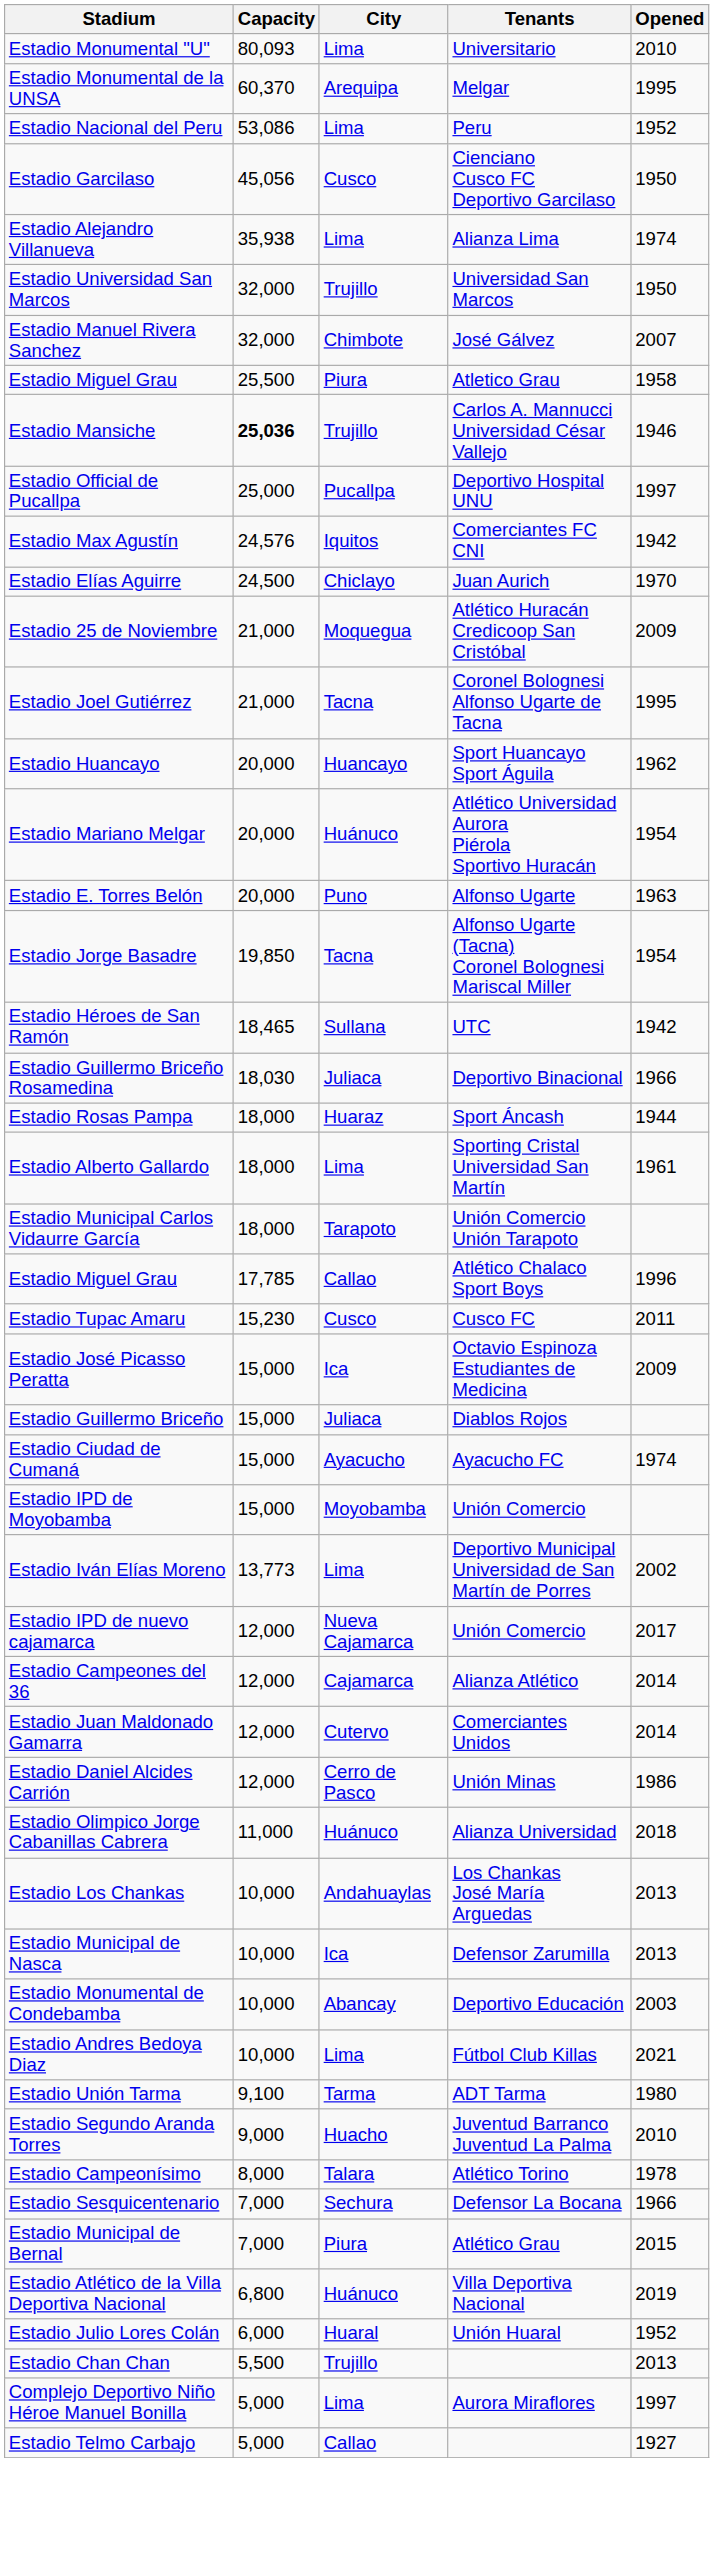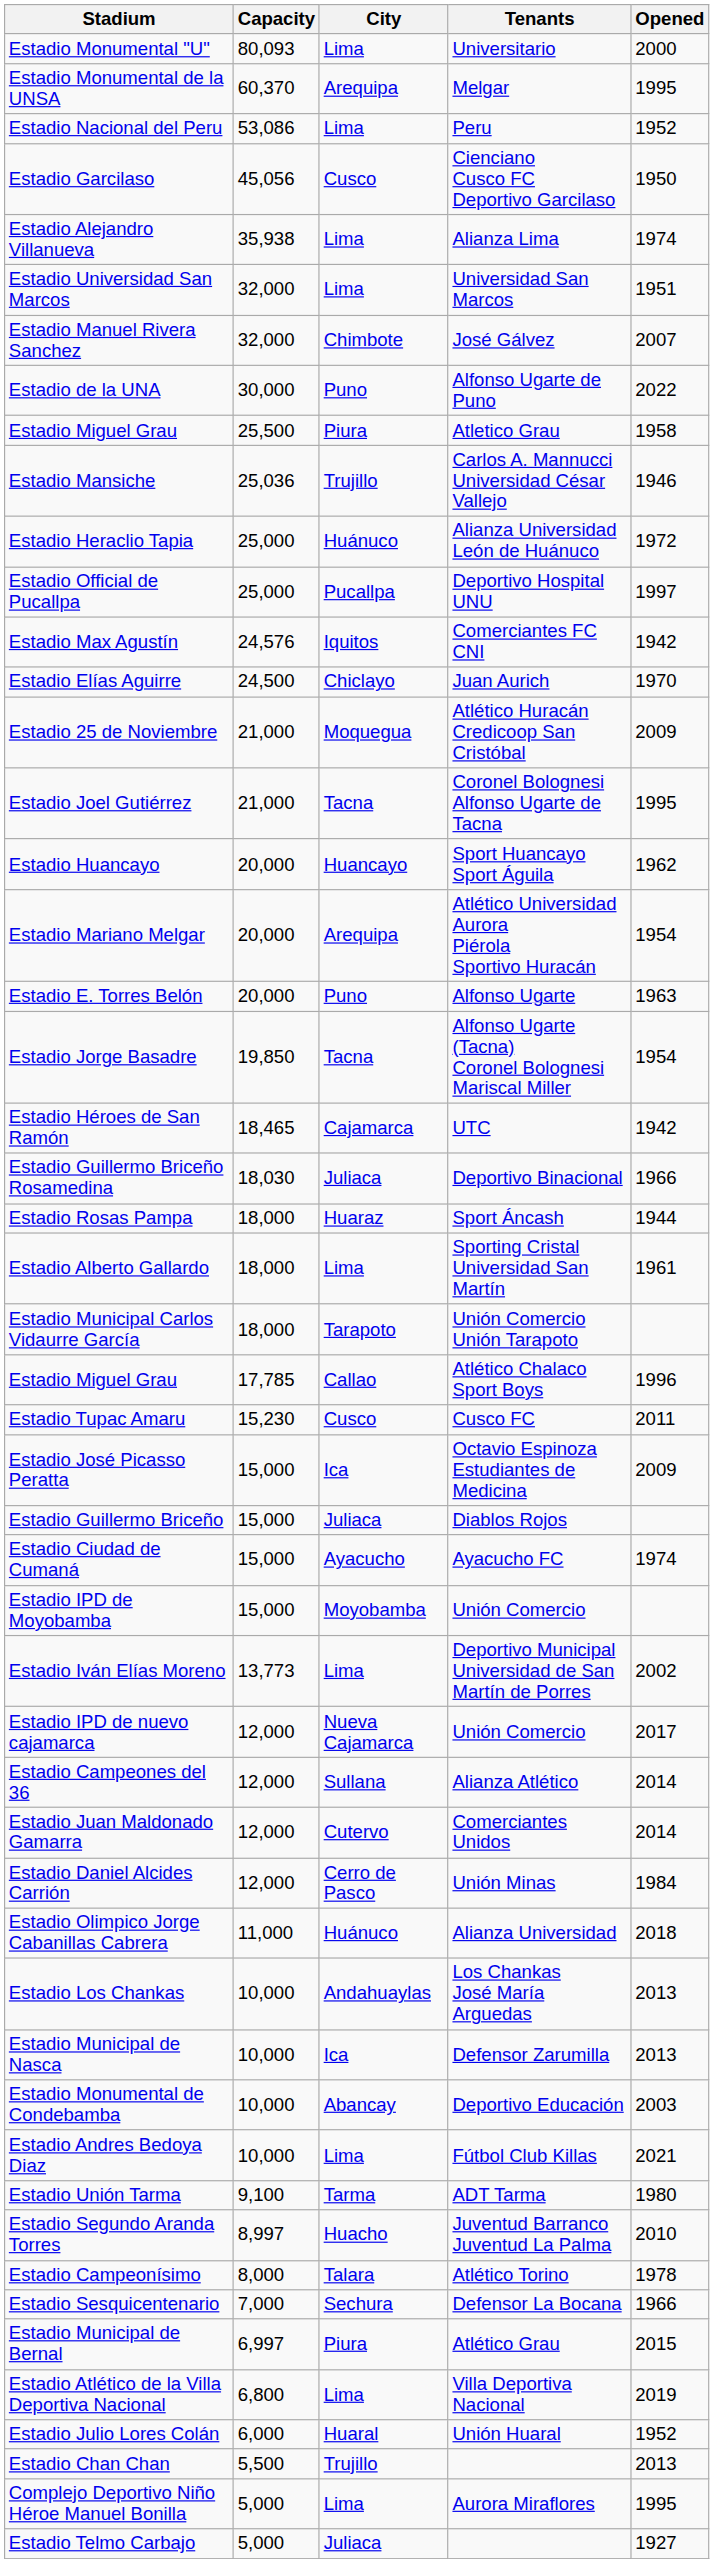(656, 48) 2010 -> (656, 48) 2000
(351, 289) Trujillo -> (344, 289) Lima
(656, 289) 1950 -> (656, 289) 1951
+ row: (85, 390)
(266, 430) bold -> (266, 480) normal
+ row: (101, 541)
(361, 834) Huánuco -> (361, 935) Arequipa
(355, 1027) Sullana -> (369, 1128) Cajamarca
(369, 1681) Cajamarca -> (355, 1782) Sullana
(656, 1782) 1986 -> (656, 1882) 1984
(261, 2134) 9,000 -> (261, 2234) 8,997
(261, 2243) 7,000 -> (261, 2344) 6,997
(361, 2293) Huánuco -> (344, 2394) Lima
(656, 2403) 1997 -> (656, 2503) 1995
(350, 2442) Callao -> (353, 2543) Juliaca
